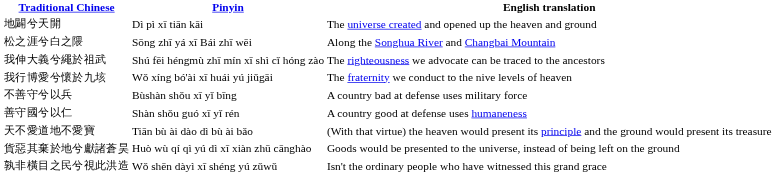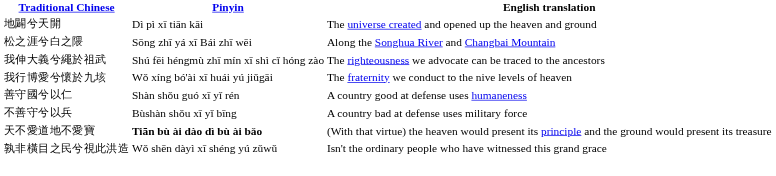rows swapped: (38, 112) <-> (38, 94)
(192, 130) normal -> (197, 130) bold
- row: (67, 148)
